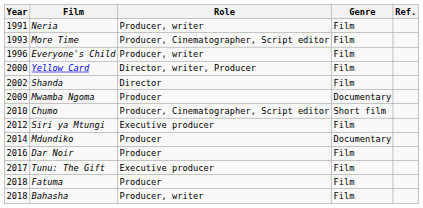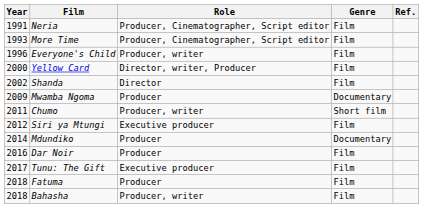(162, 26) Producer, writer -> (224, 26) Producer, Cinematographer, Script editor
(17, 111) 2010 -> (17, 111) 2011
(224, 111) Producer, Cinematographer, Script editor -> (162, 111) Producer, writer
